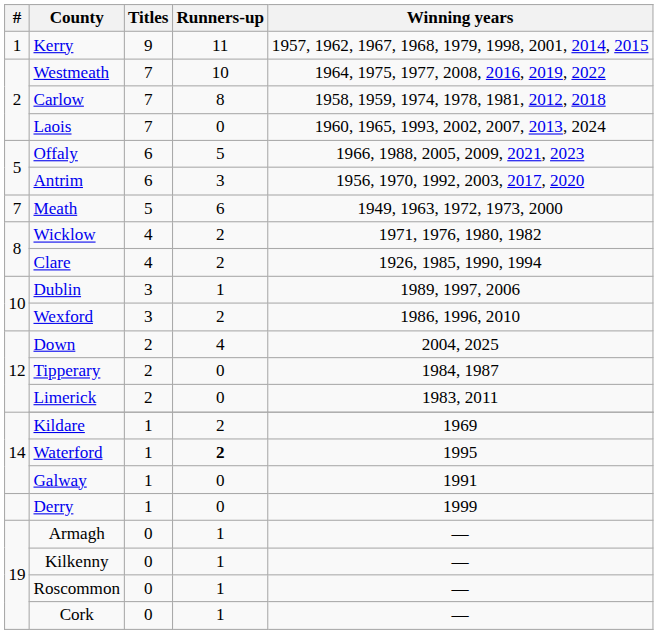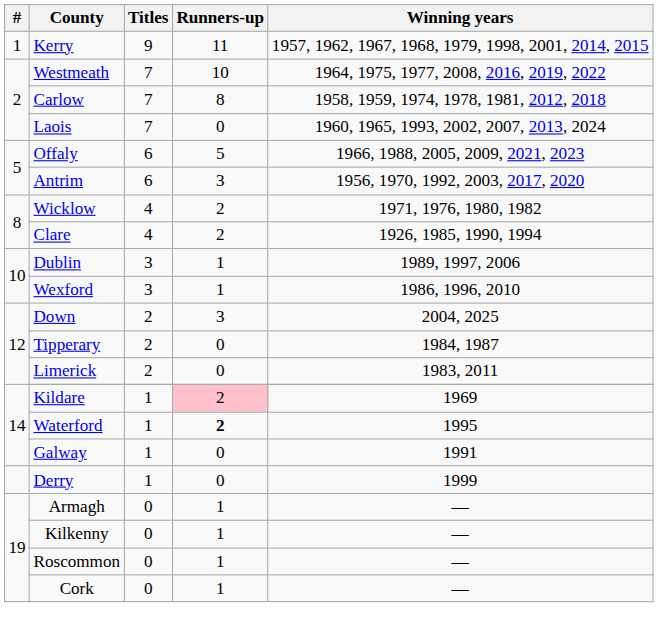- row: (55, 208)
(220, 316) 2 -> (220, 289) 1
(220, 343) 4 -> (220, 316) 3
(220, 425) no background -> (220, 398) pink background
